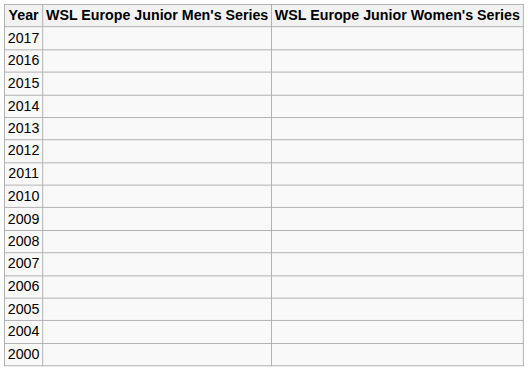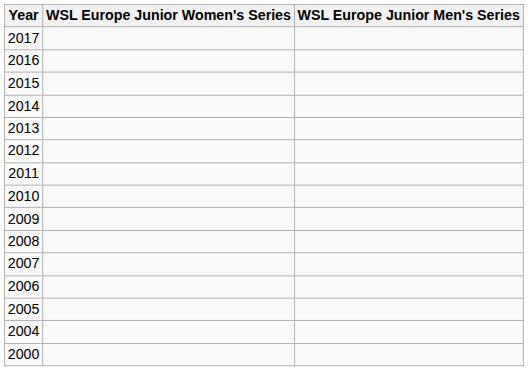columns swapped: (157, 15) <-> (397, 15)
